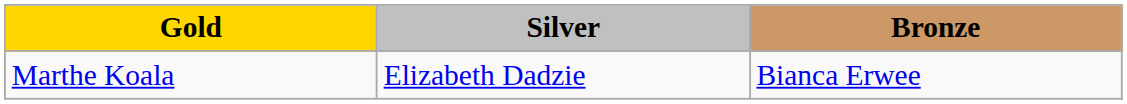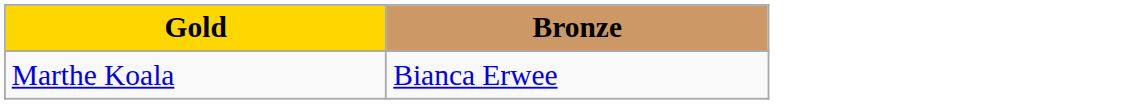- column: (563, 27)
